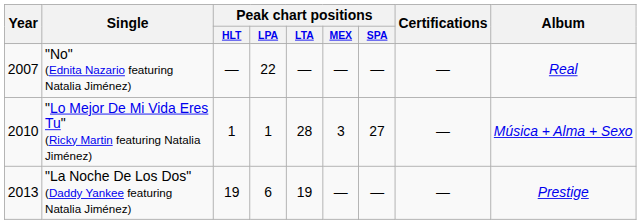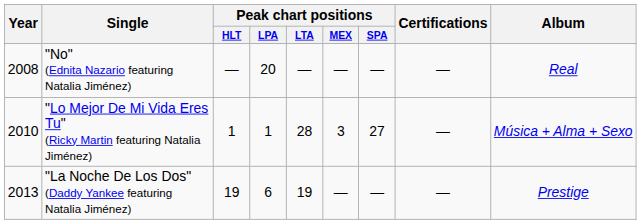(23, 70) 2007 -> (23, 70) 2008
(268, 70) 22 -> (268, 70) 20
